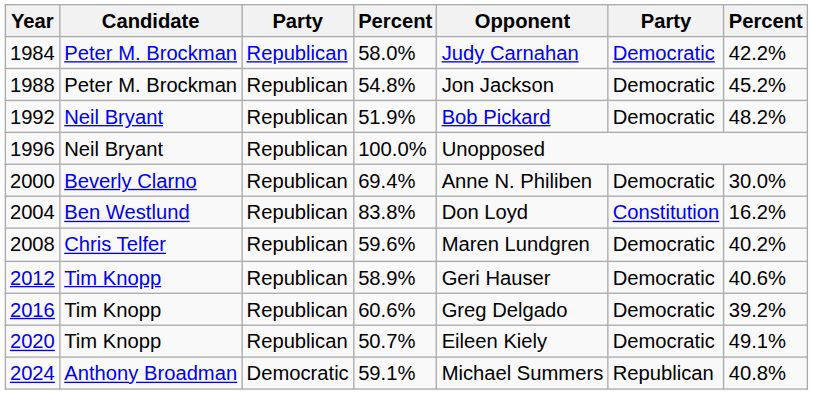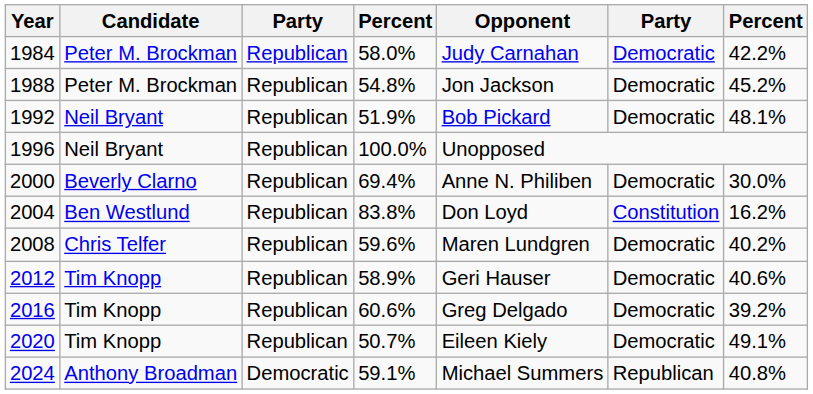(757, 117) 48.2% -> (757, 117) 48.1%
